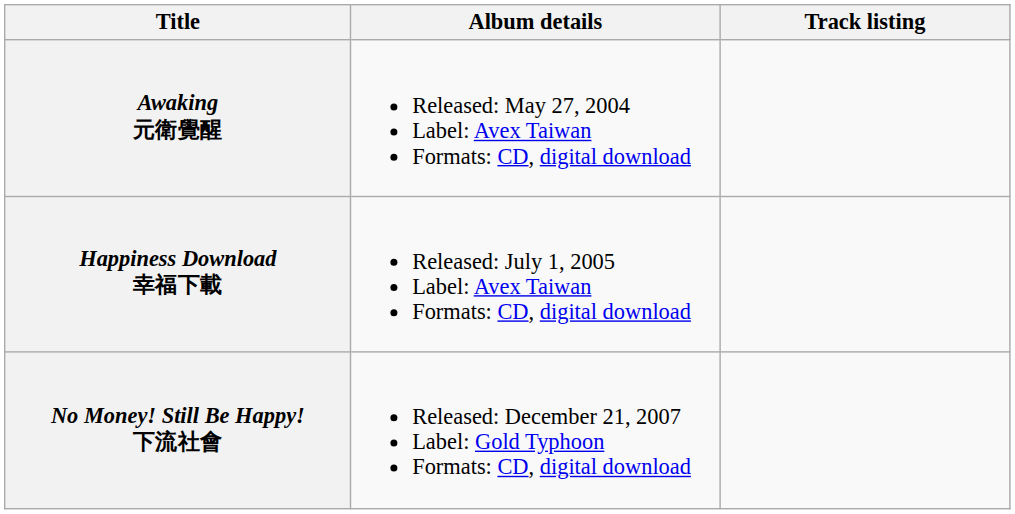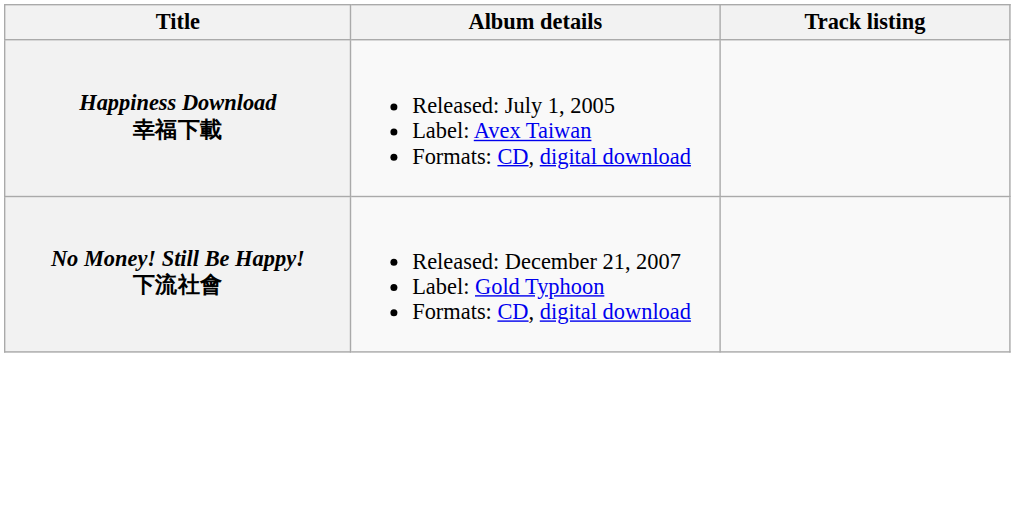- row: (178, 116)
